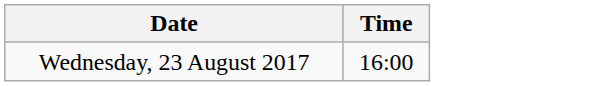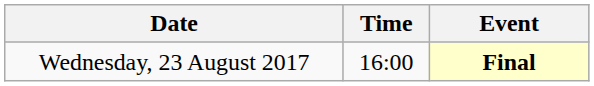+ column: (509, 23)
